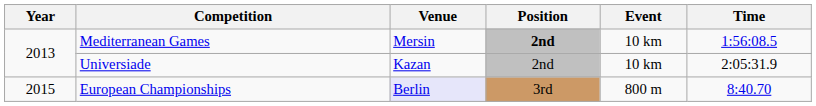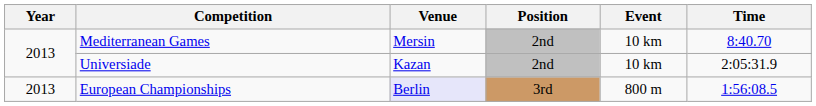(543, 41) bold -> (543, 41) normal
(749, 41) 1:56:08.5 -> (749, 41) 8:40.70
(40, 89) 2015 -> (40, 89) 2013
(749, 89) 8:40.70 -> (749, 89) 1:56:08.5
